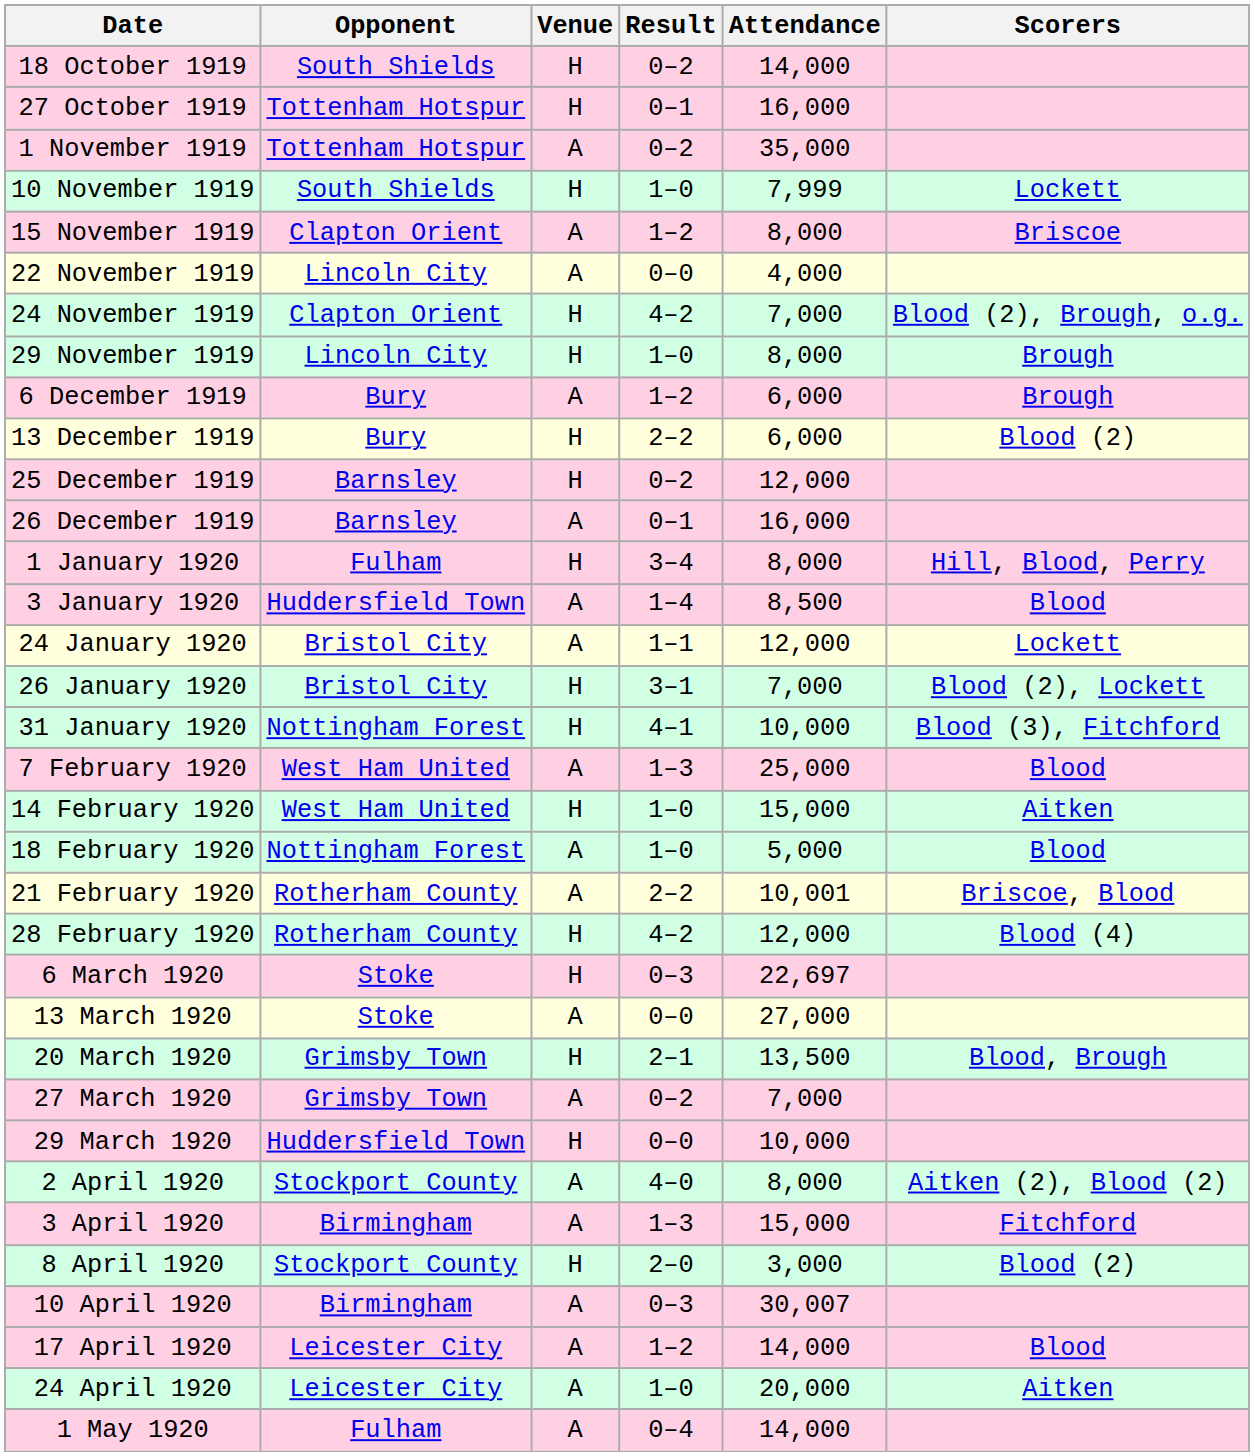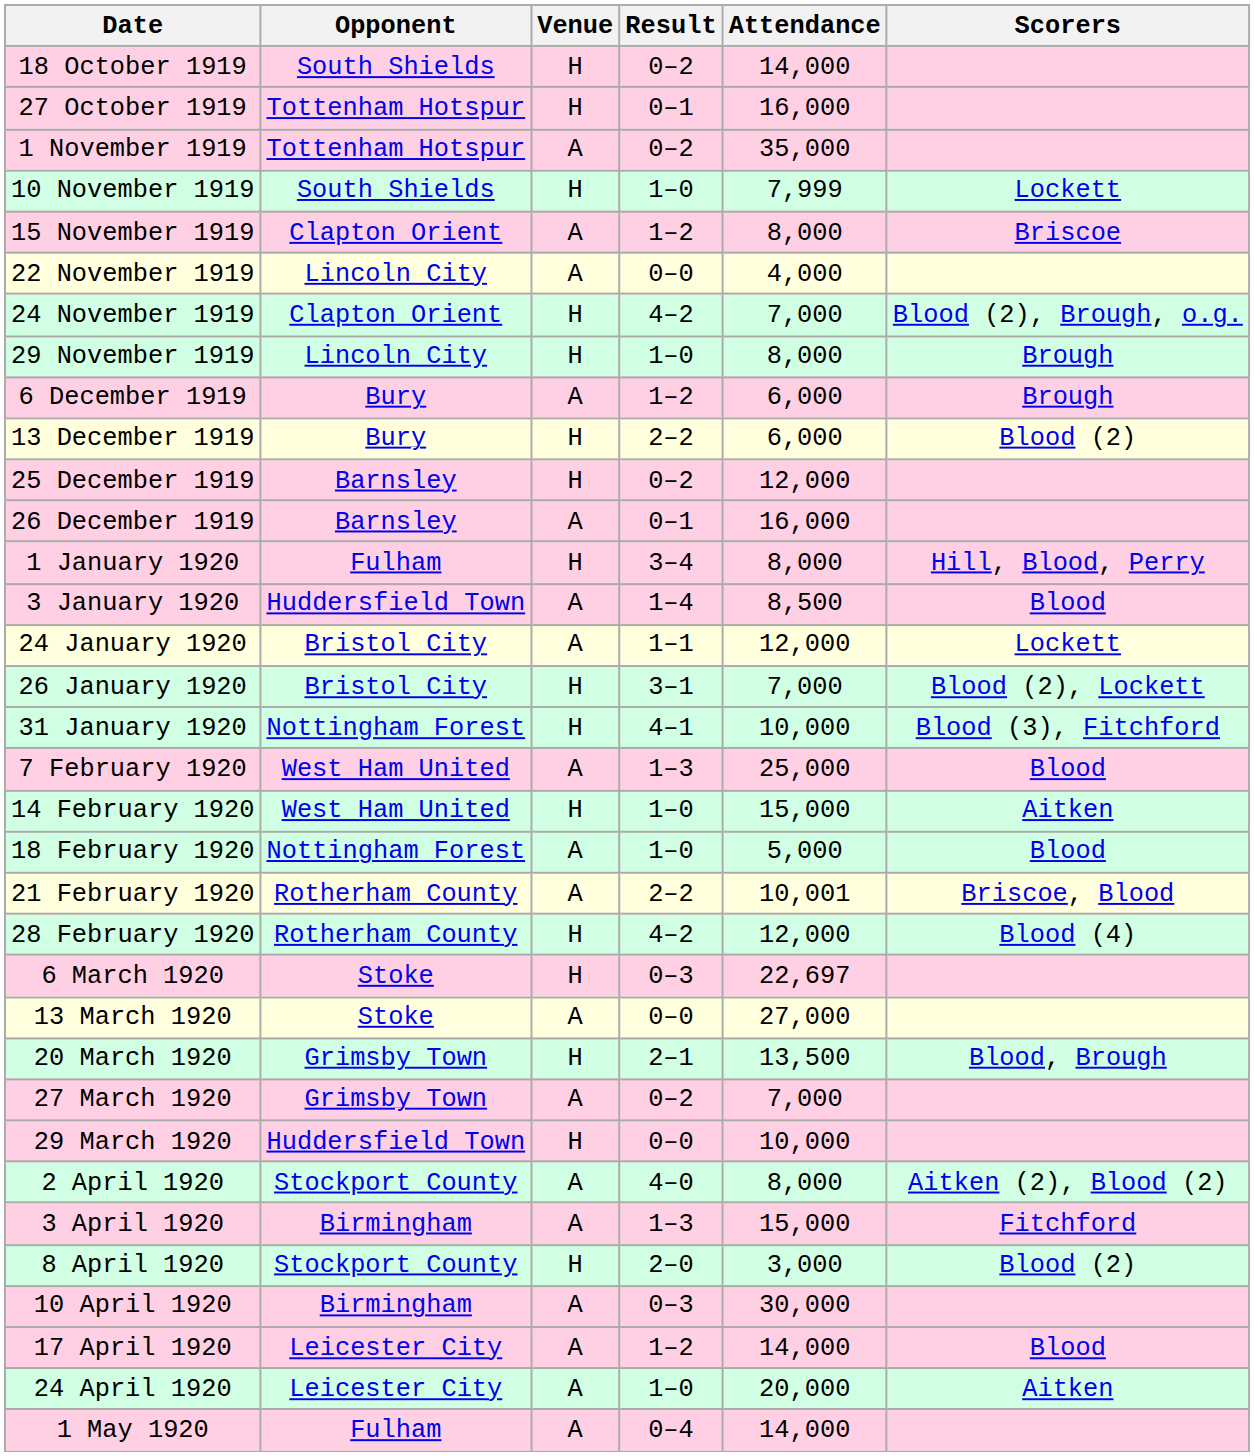(805, 1306) 30,007 -> (805, 1306) 30,000
